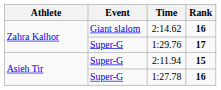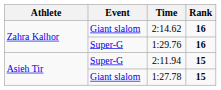(201, 45) 17 -> (201, 45) 16
(107, 77) Super-G -> (115, 77) Giant slalom
(201, 77) 16 -> (201, 77) 15
